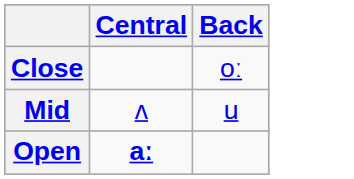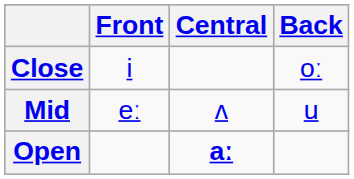+ column: (129, 25)
